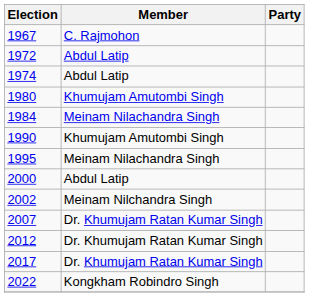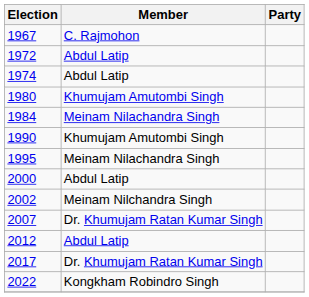(163, 240) Dr. Khumujam Ratan Kumar Singh -> (96, 240) Abdul Latip
